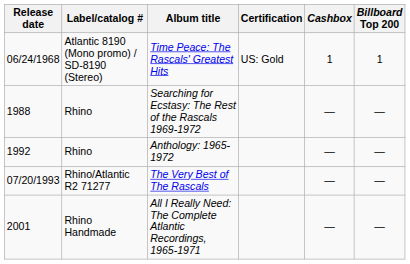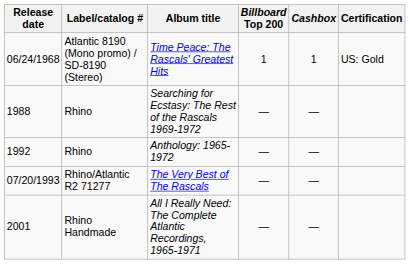columns swapped: (380, 18) <-> (272, 18)
